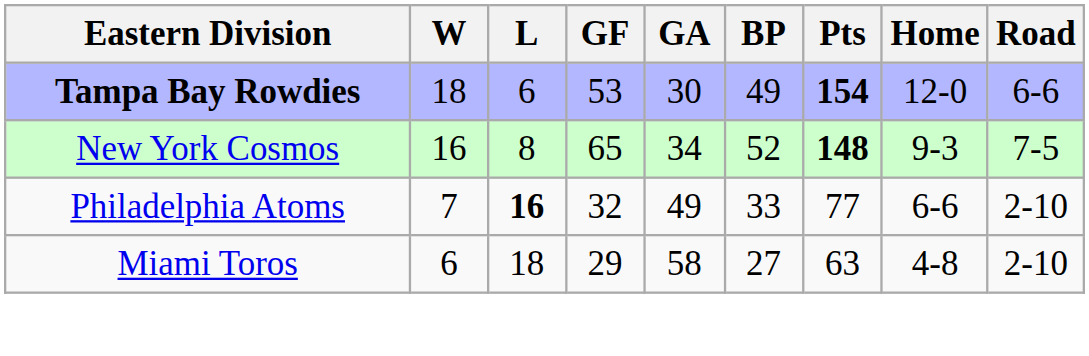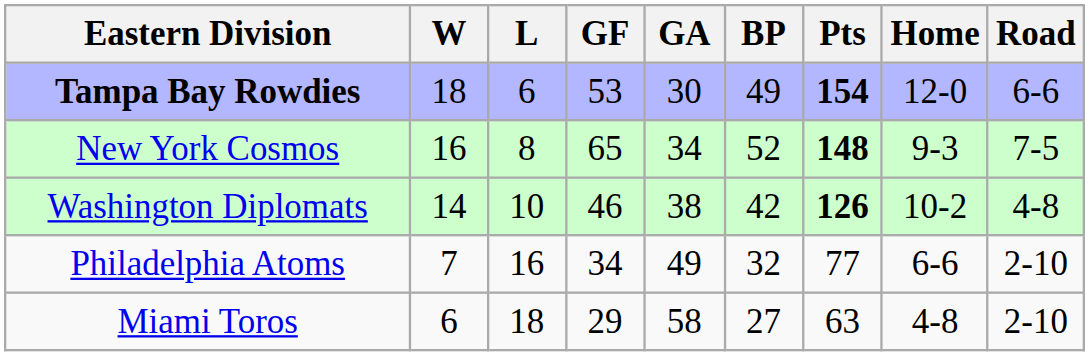+ row: (208, 206)
(527, 206) bold -> (527, 264) normal
(605, 206) 32 -> (605, 264) 34
(763, 206) 33 -> (763, 264) 32
